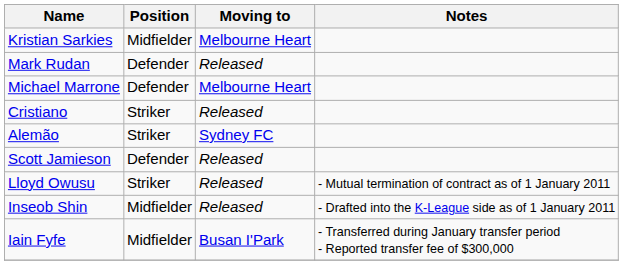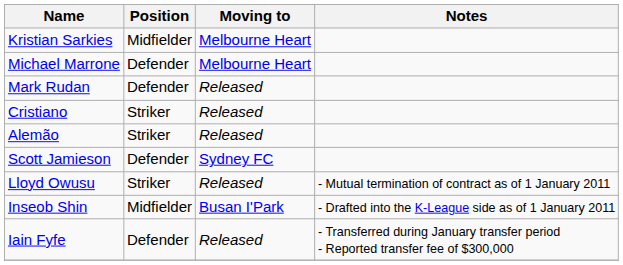rows swapped: (64, 87) <-> (49, 64)
(236, 135) Sydney FC -> (231, 135) Released
(231, 159) Released -> (236, 159) Sydney FC
(231, 207) Released -> (241, 207) Busan I'Park
(159, 239) Midfielder -> (158, 239) Defender
(241, 239) Busan I'Park -> (231, 239) Released
